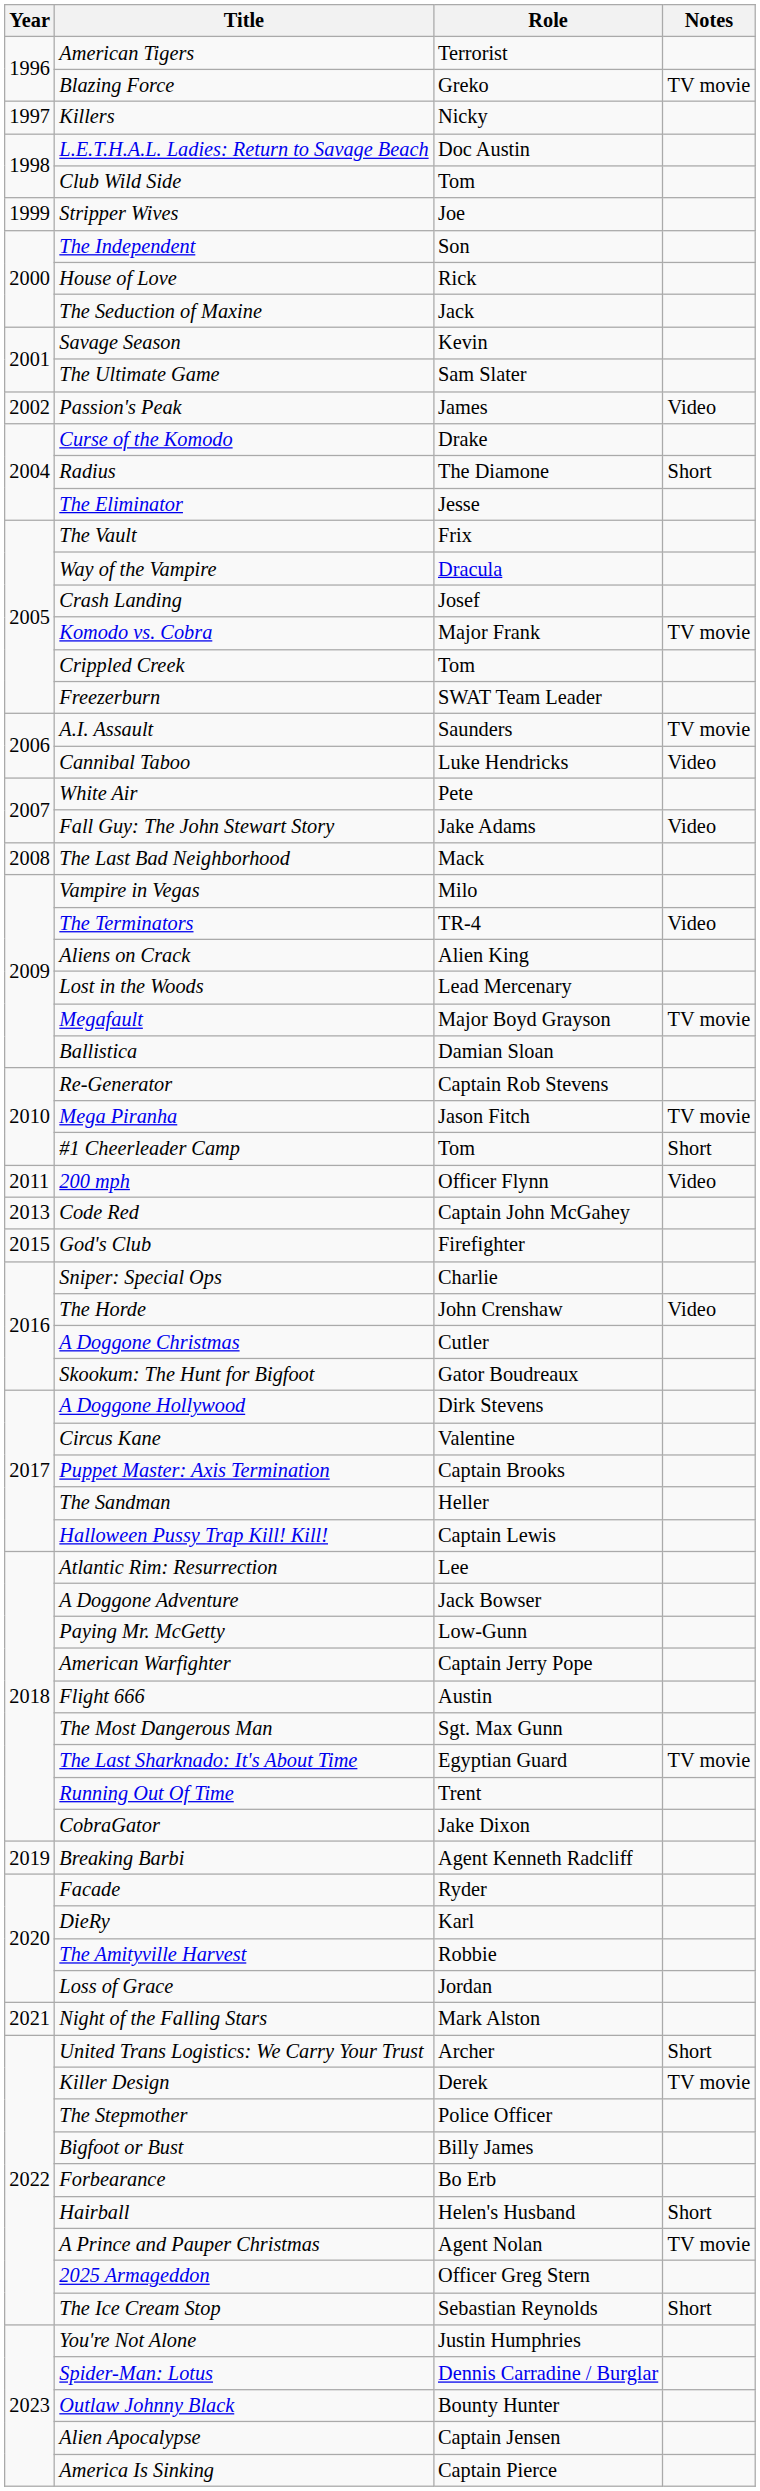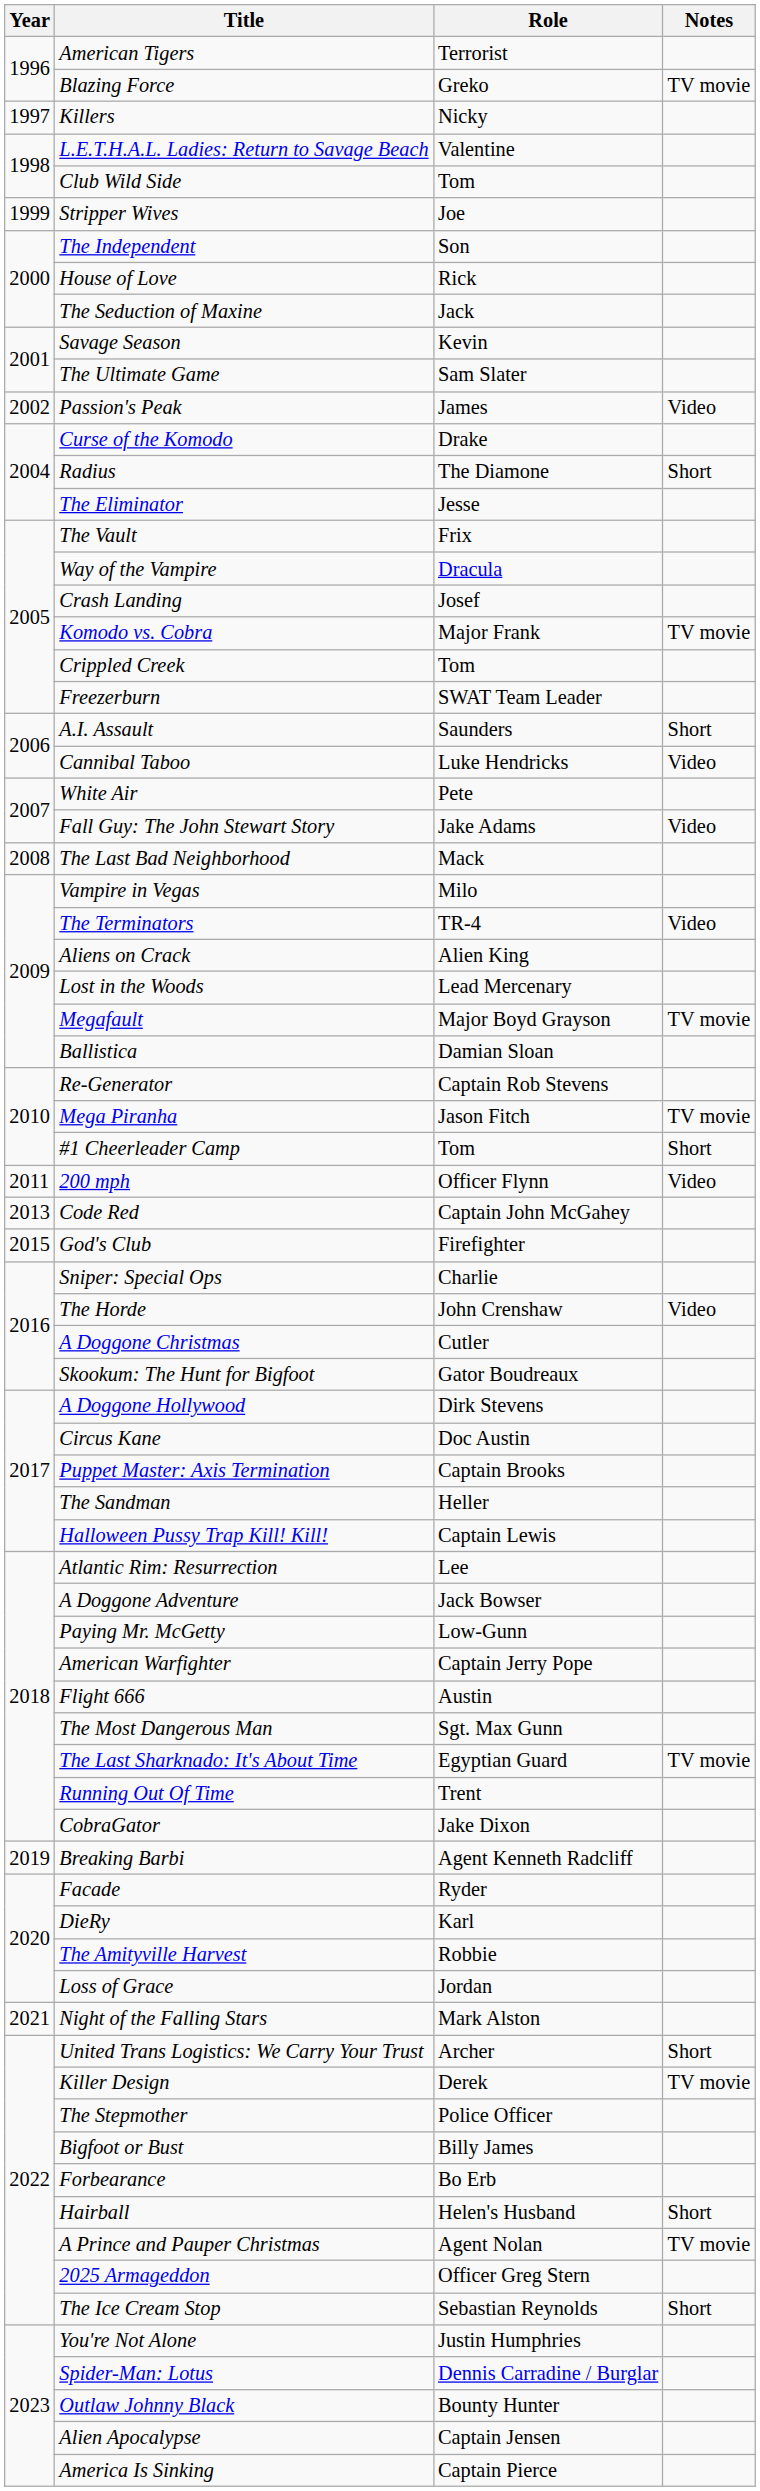(484, 149) Doc Austin -> (476, 149) Valentine
(709, 729) TV movie -> (690, 729) Short
(476, 1438) Valentine -> (484, 1438) Doc Austin
